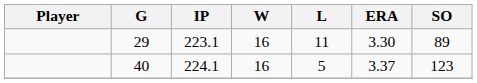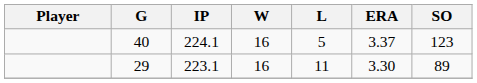rows swapped: (141, 66) <-> (141, 41)
